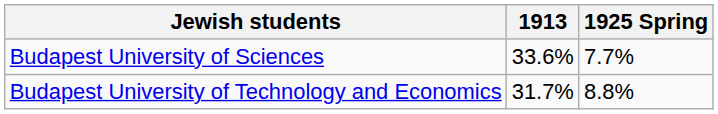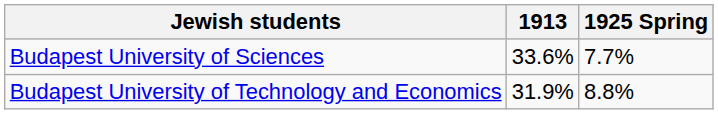(543, 91) 31.7% -> (543, 91) 31.9%
